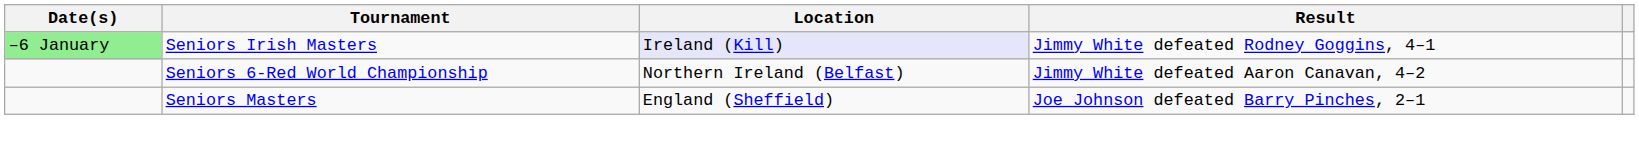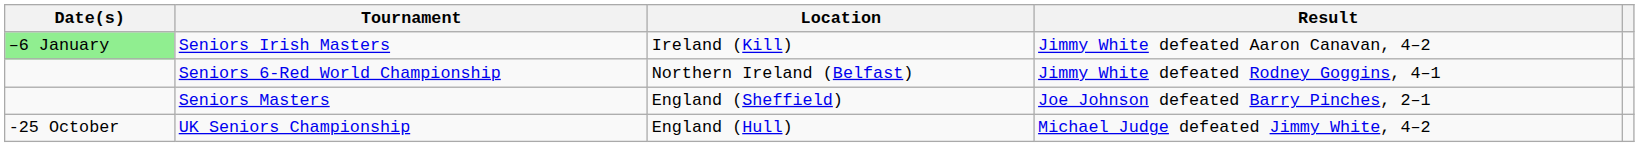(713, 46) lavender background -> (722, 46) no background
(1234, 46) Jimmy White defeated Rodney Goggins, 4–1 -> (1234, 46) Jimmy White defeated Aaron Canavan, 4–2
(1229, 73) Jimmy White defeated Aaron Canavan, 4–2 -> (1239, 73) Jimmy White defeated Rodney Goggins, 4–1
+ row: (294, 128)
